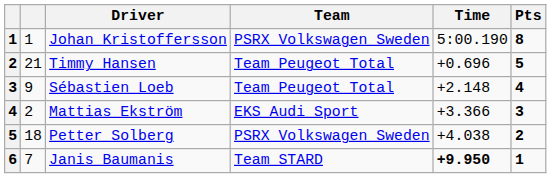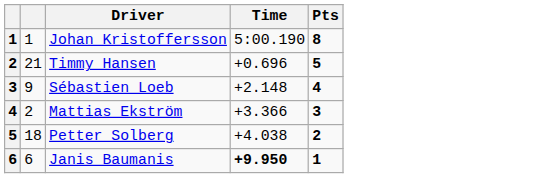- column: (332, 17)
(29, 160) 7 -> (29, 160) 6
